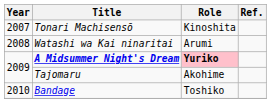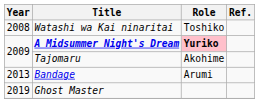- row: (84, 28)
(198, 44) Arumi -> (204, 28) Toshiko
(18, 91) 2010 -> (18, 75) 2013
(204, 91) Toshiko -> (198, 75) Arumi
+ row: (69, 91)
